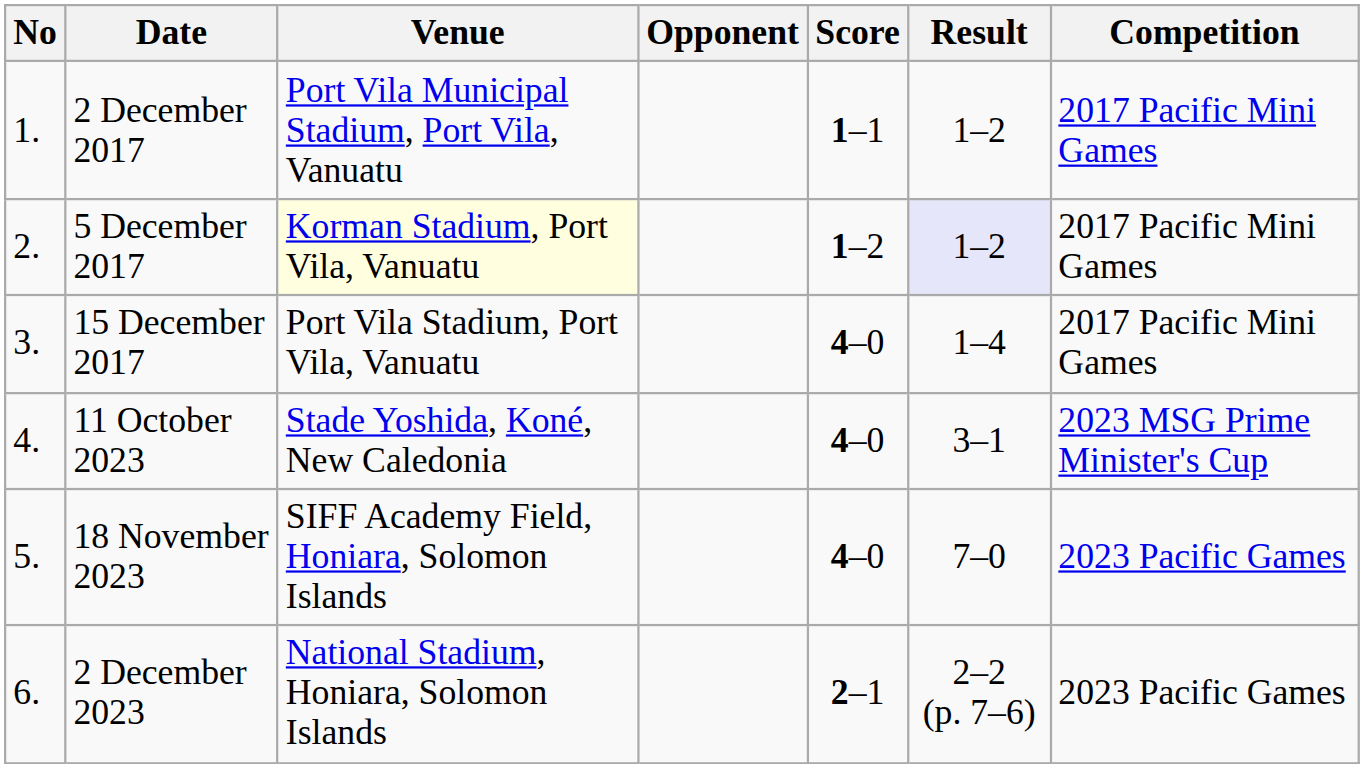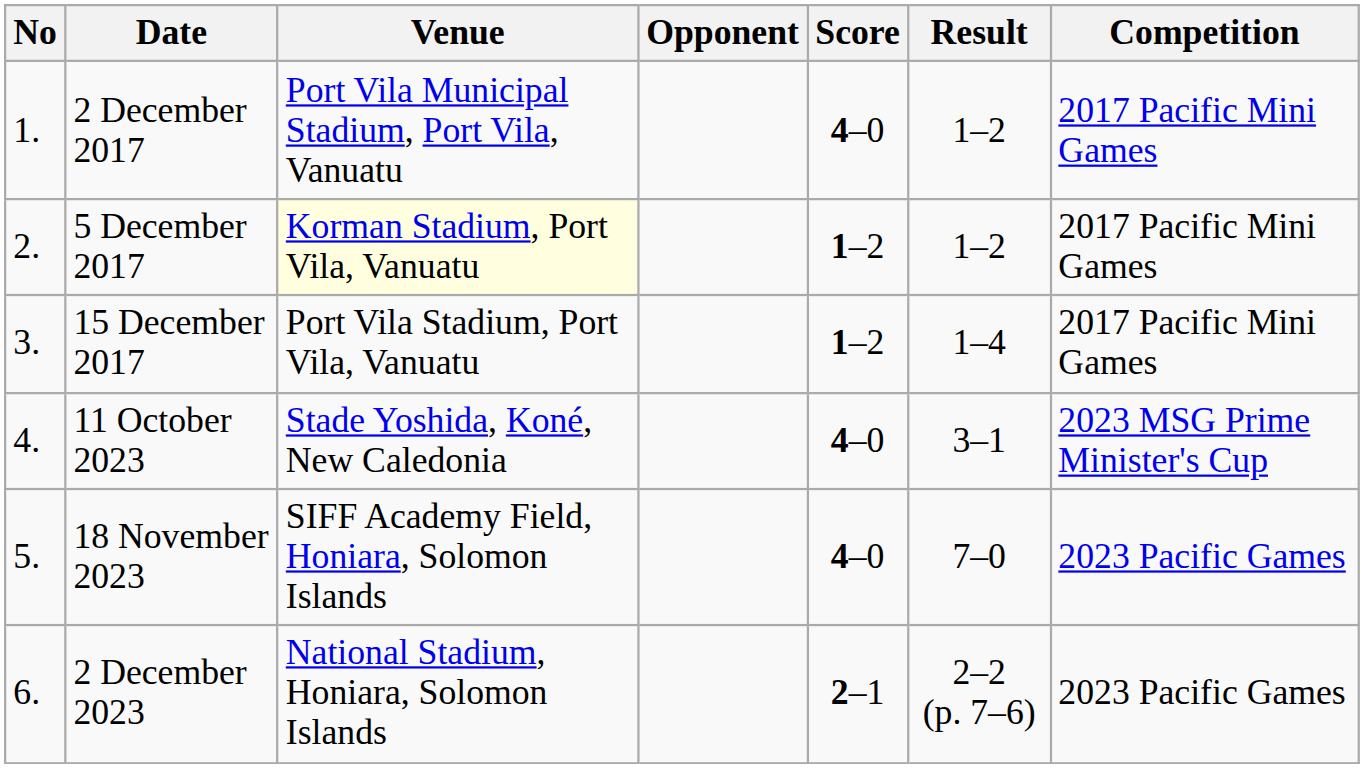(858, 129) 1–1 -> (858, 129) 4–0
(979, 246) lavender background -> (979, 246) no background
(858, 343) 4–0 -> (858, 343) 1–2
